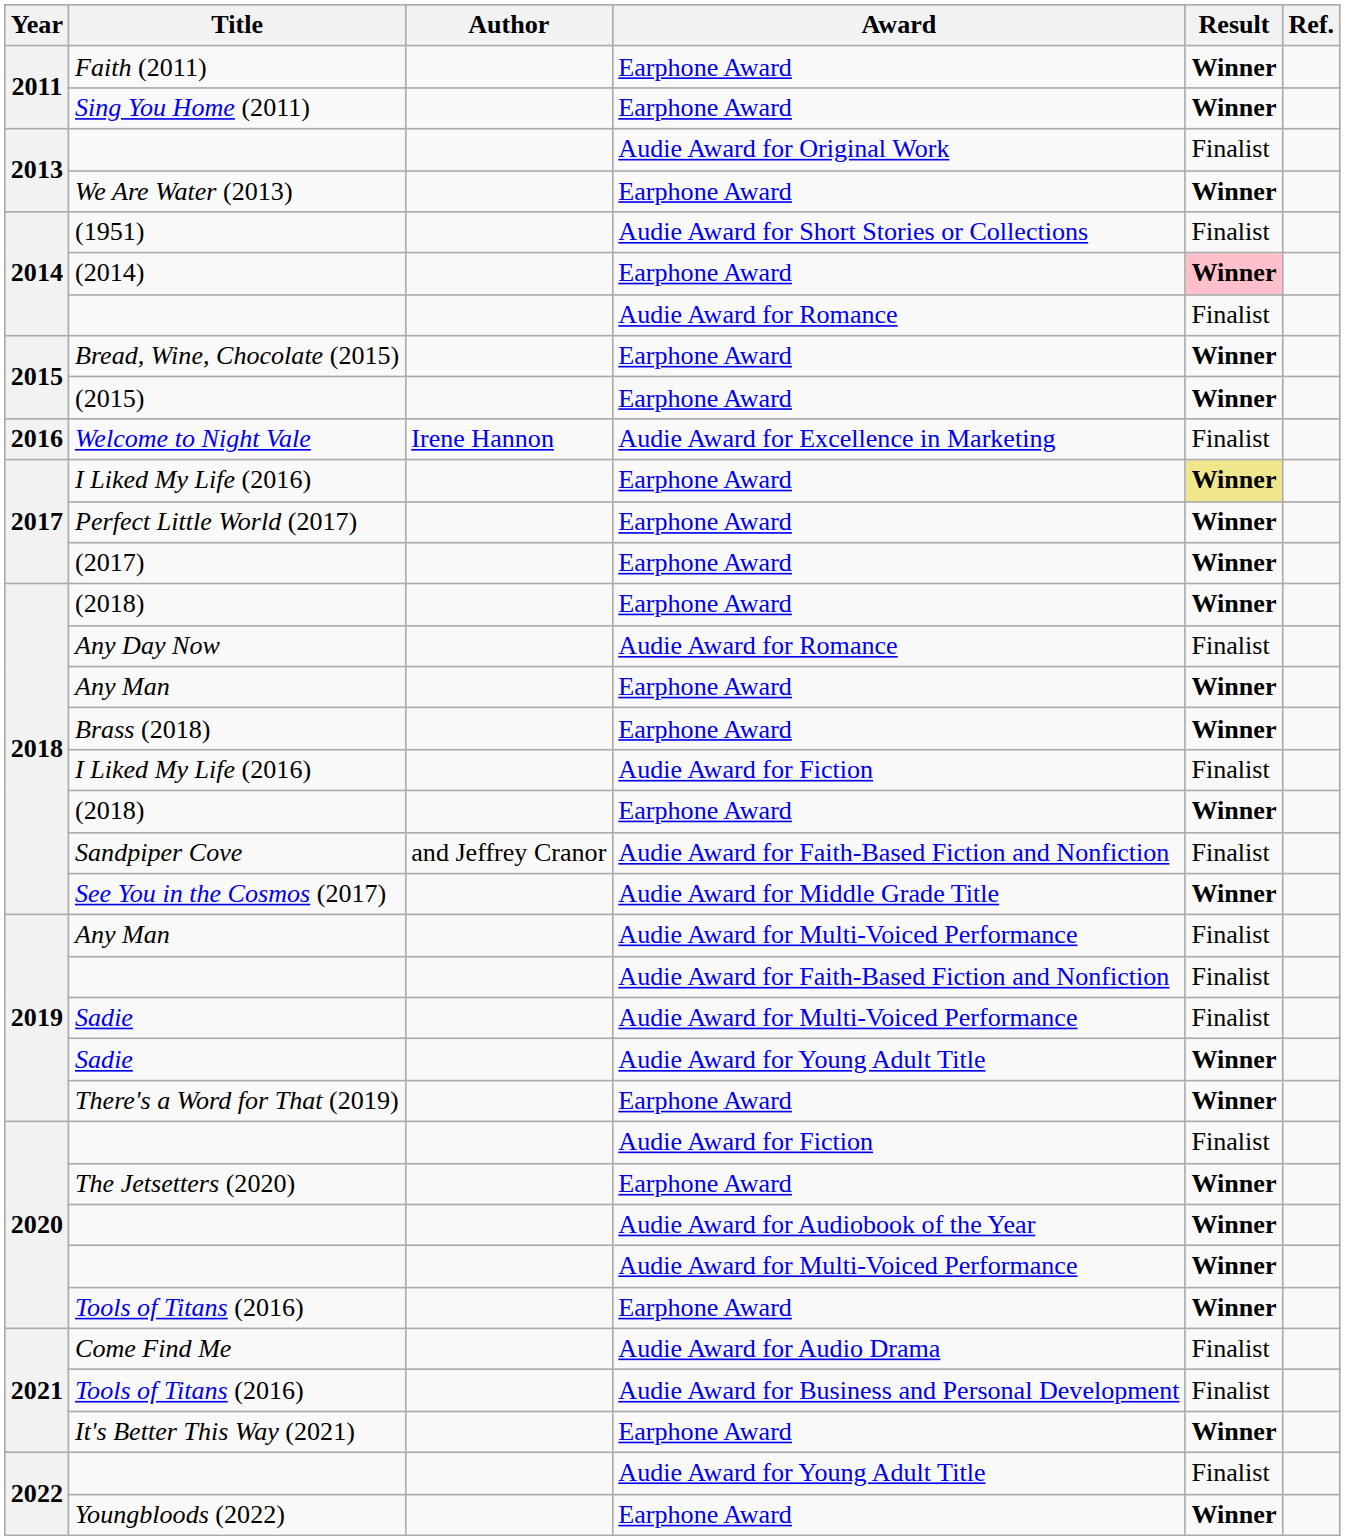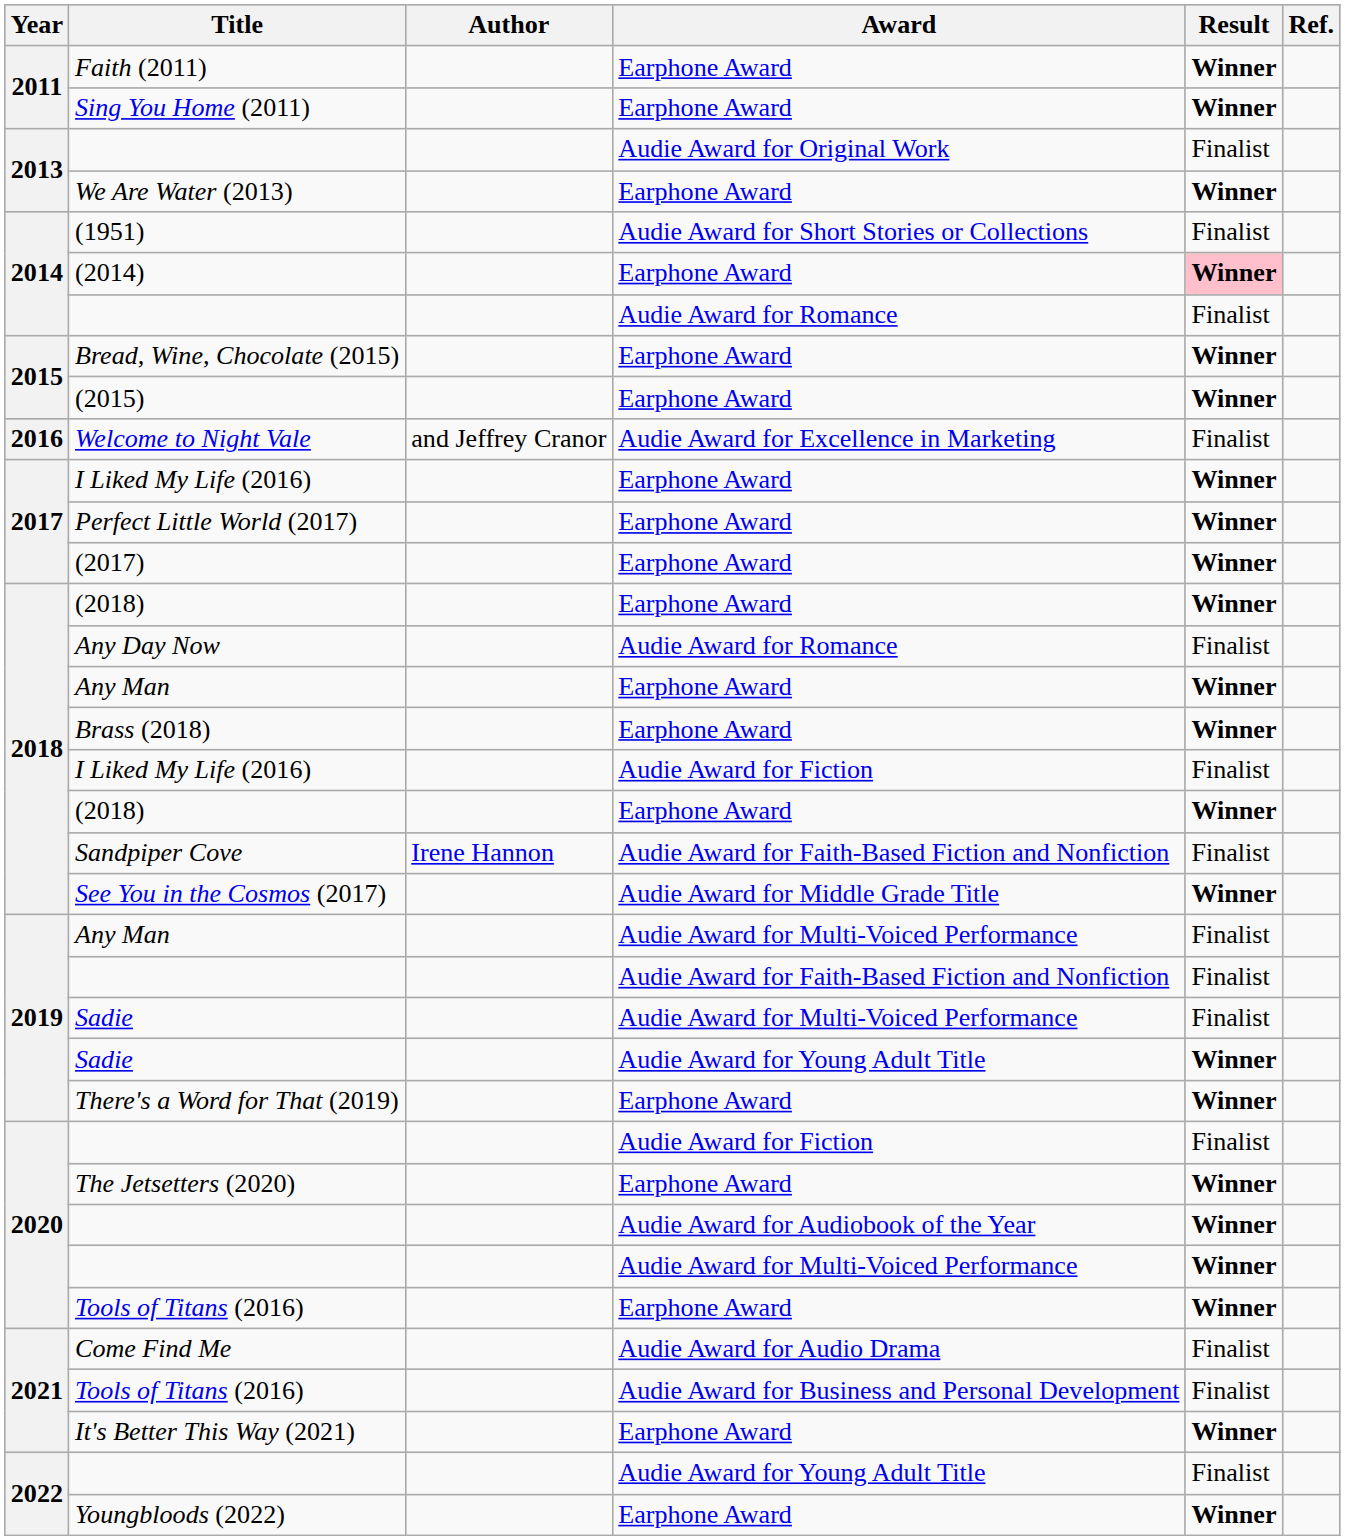(483, 438) Irene Hannon -> (509, 438) and Jeffrey Cranor
(1234, 480) khaki background -> (1234, 480) no background
(509, 852) and Jeffrey Cranor -> (483, 852) Irene Hannon
